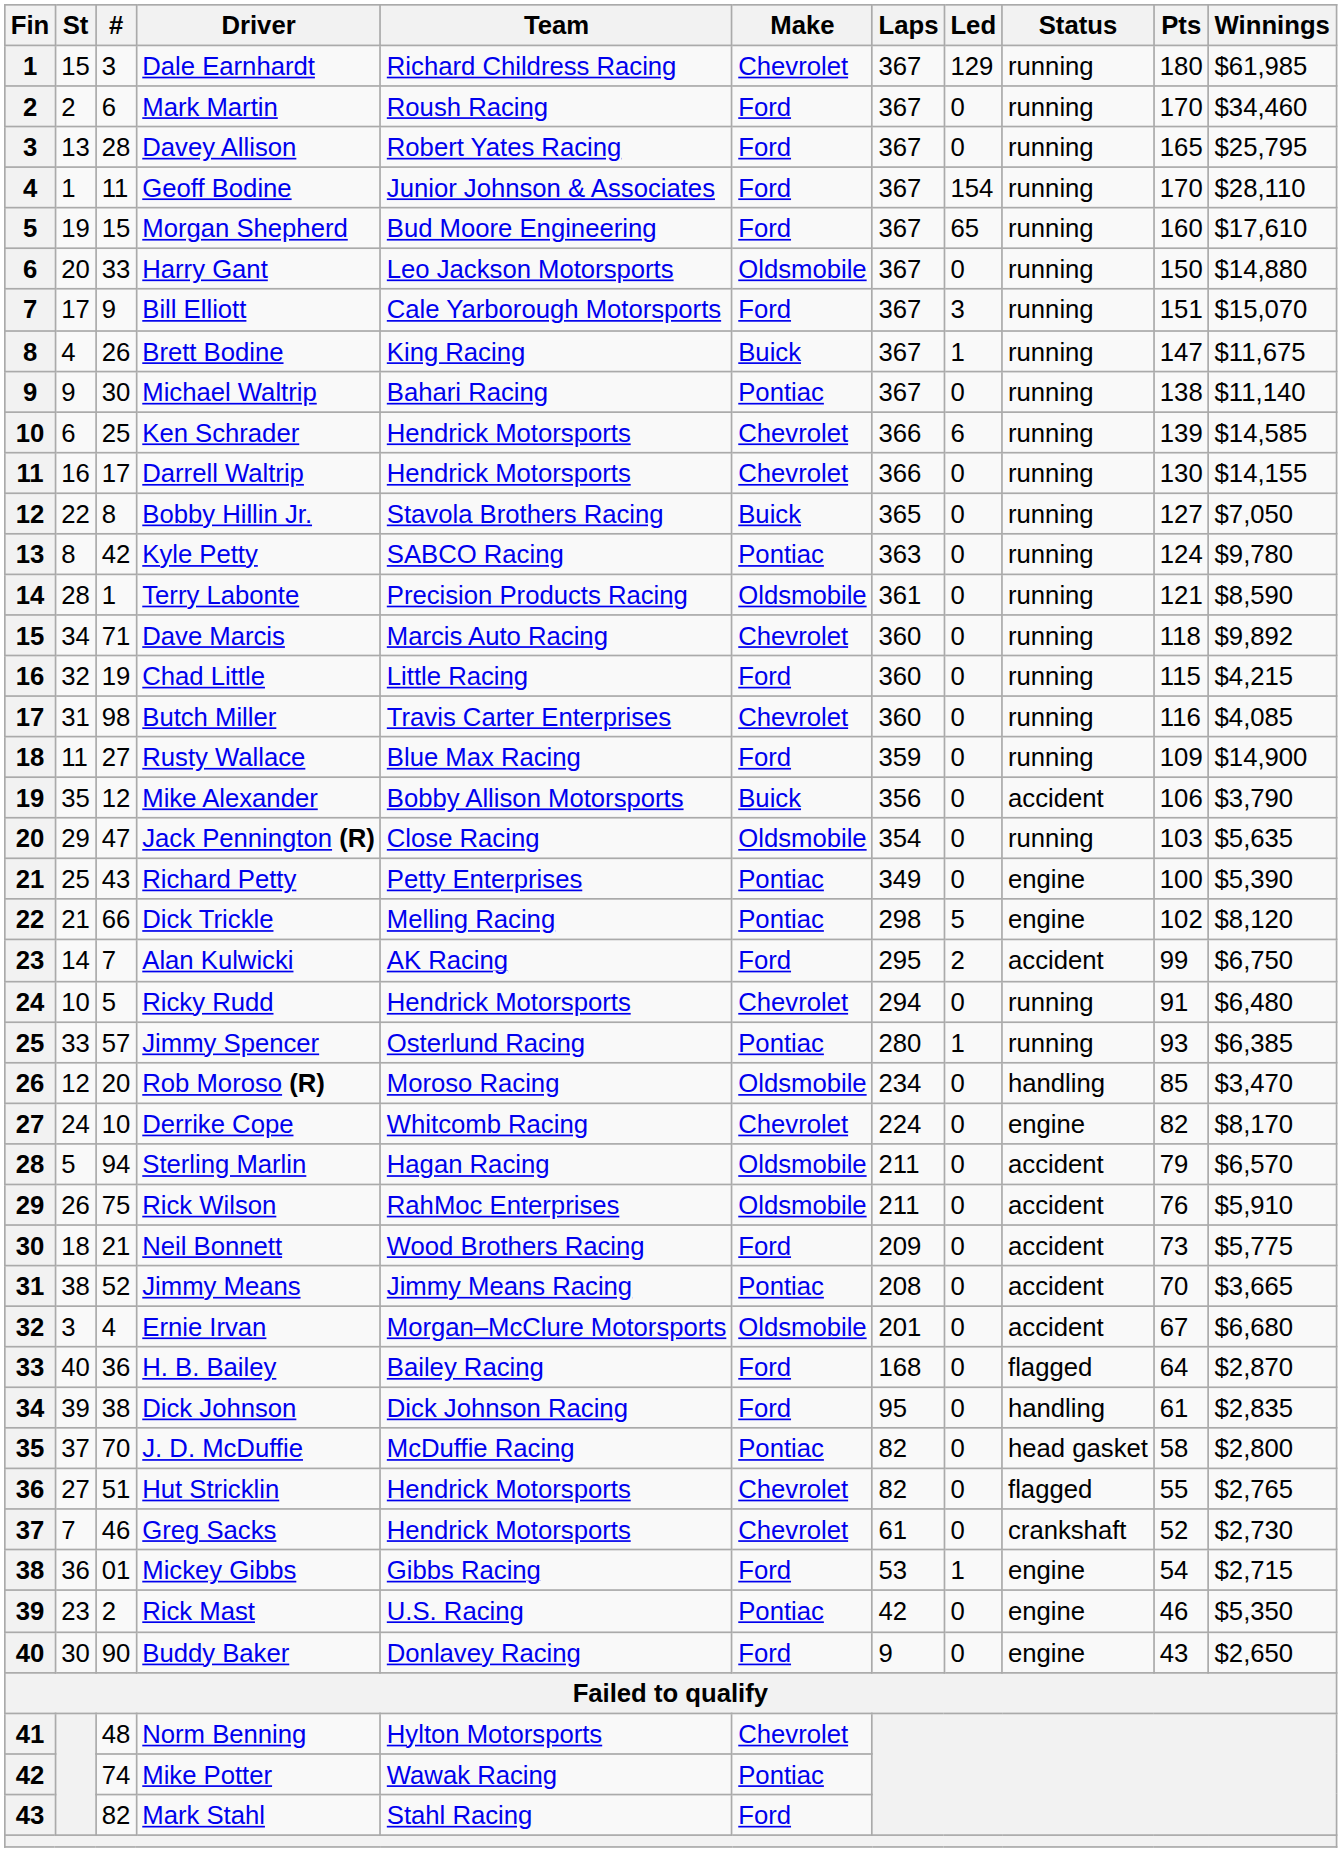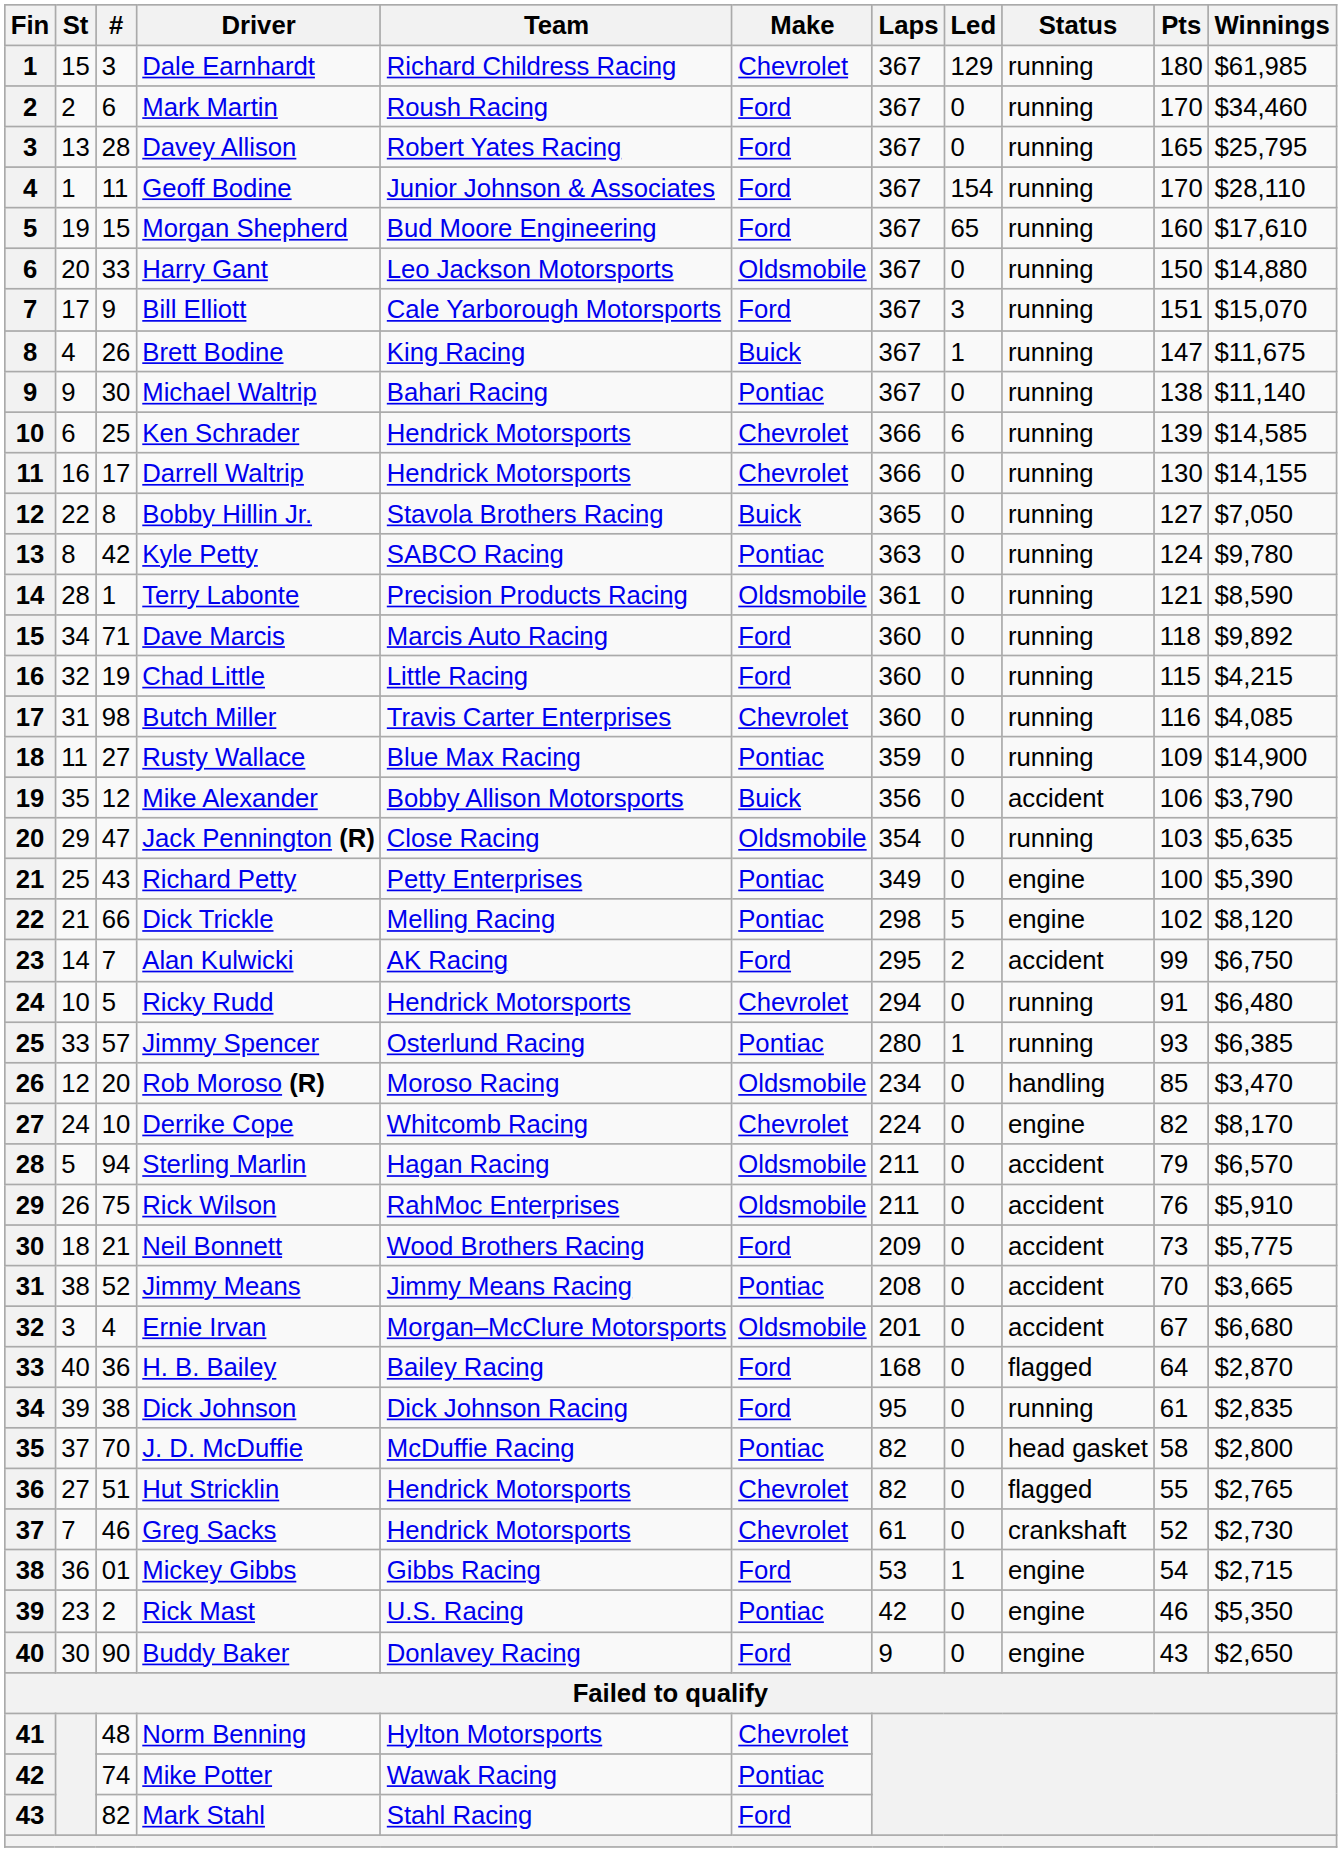(793, 635) Chevrolet -> (765, 635) Ford
(765, 757) Ford -> (781, 757) Pontiac
(1057, 1408) handling -> (1051, 1408) running
